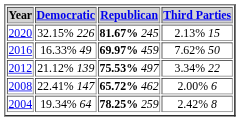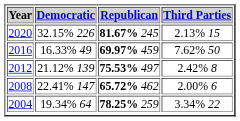(197, 68) 3.34% 22 -> (197, 68) 2.42% 8
(197, 104) 2.42% 8 -> (197, 104) 3.34% 22
